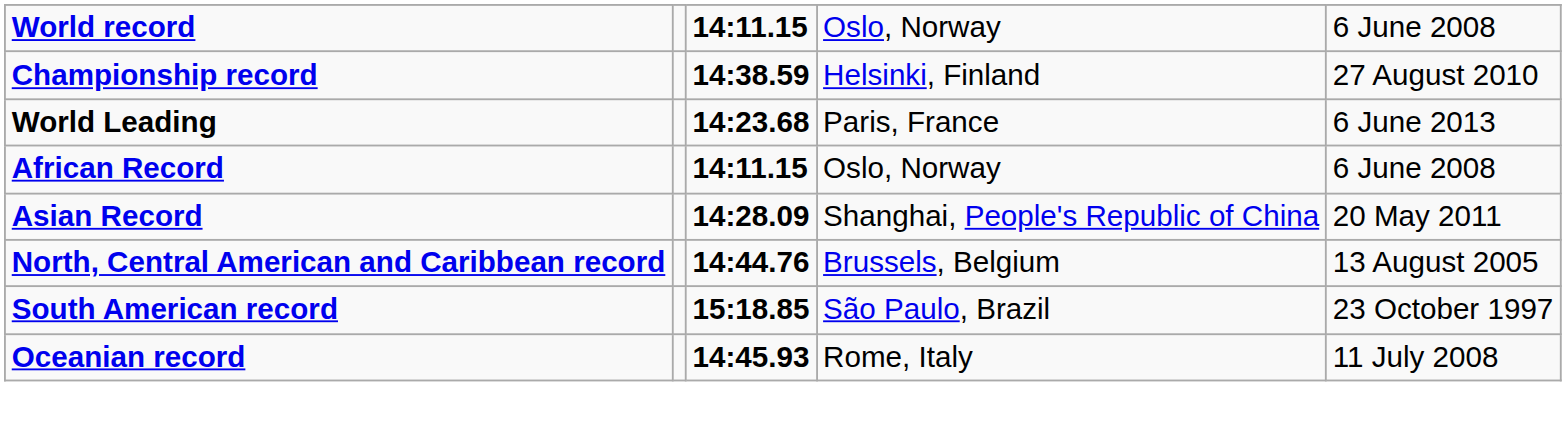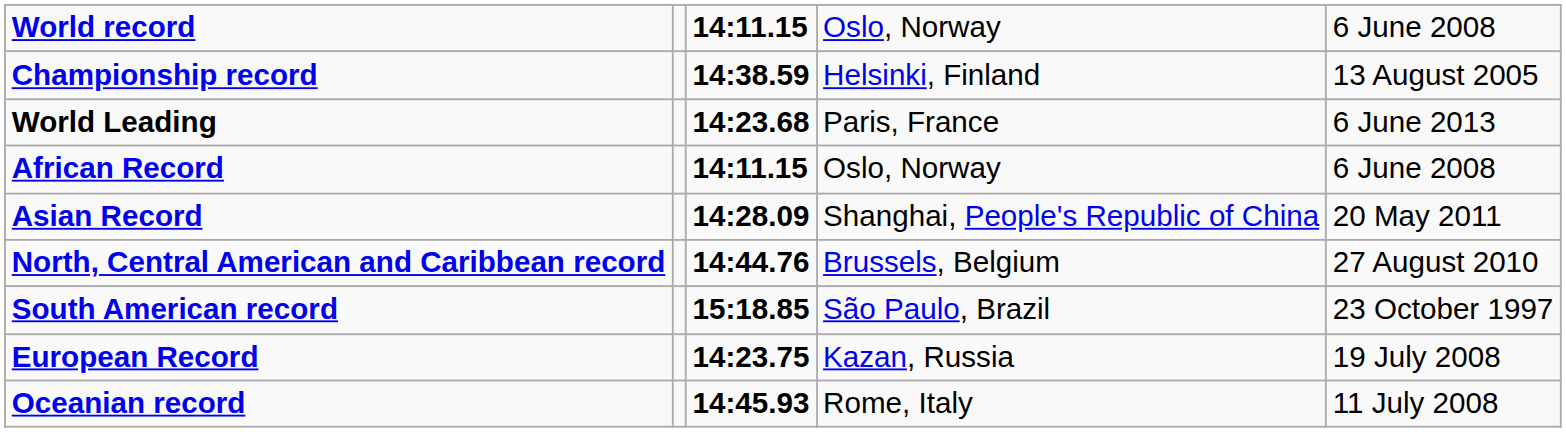(1436, 74) 27 August 2010 -> (1436, 74) 13 August 2005
(1436, 262) 13 August 2005 -> (1436, 262) 27 August 2010
+ row: (135, 356)
